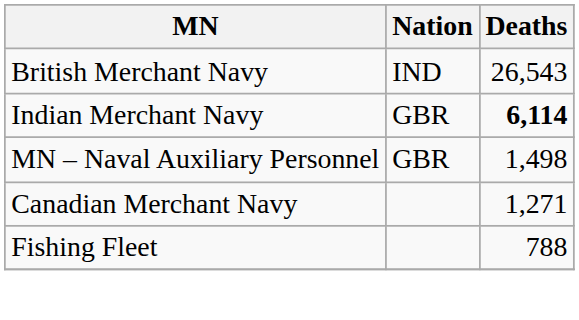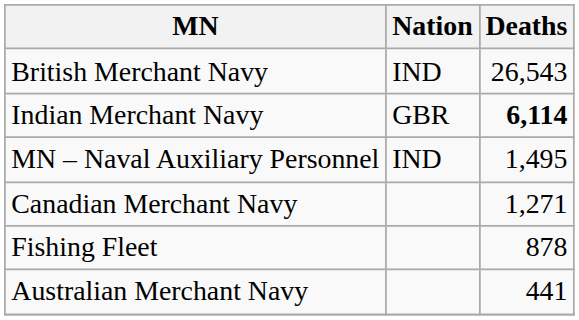(421, 159) GBR -> (417, 159) IND
(536, 159) 1,498 -> (536, 159) 1,495
(547, 247) 788 -> (547, 247) 878
+ row: (160, 291)
